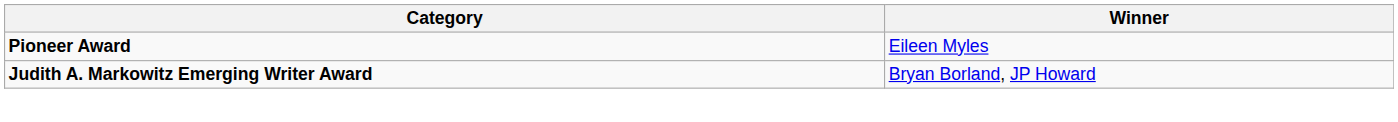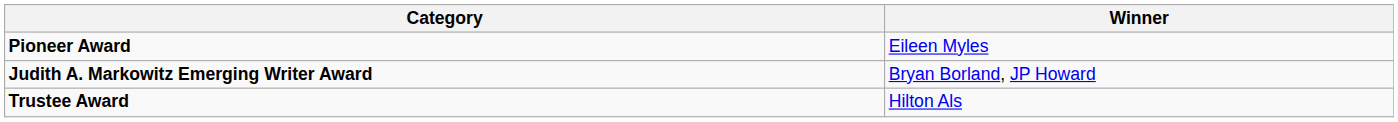+ row: (69, 102)
